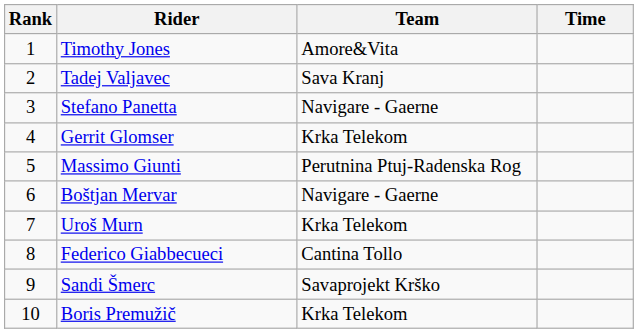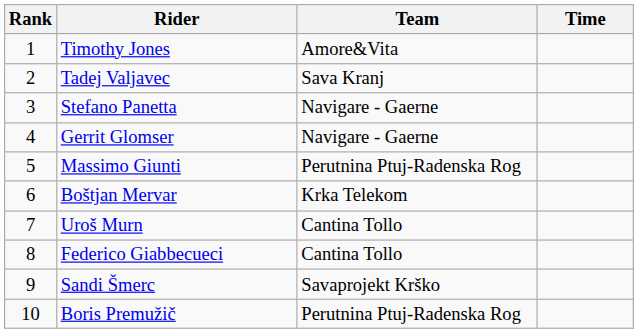(354, 136) Krka Telekom -> (370, 136) Navigare - Gaerne
(370, 195) Navigare - Gaerne -> (354, 195) Krka Telekom
(354, 225) Krka Telekom -> (352, 225) Cantina Tollo
(354, 313) Krka Telekom -> (411, 313) Perutnina Ptuj-Radenska Rog
